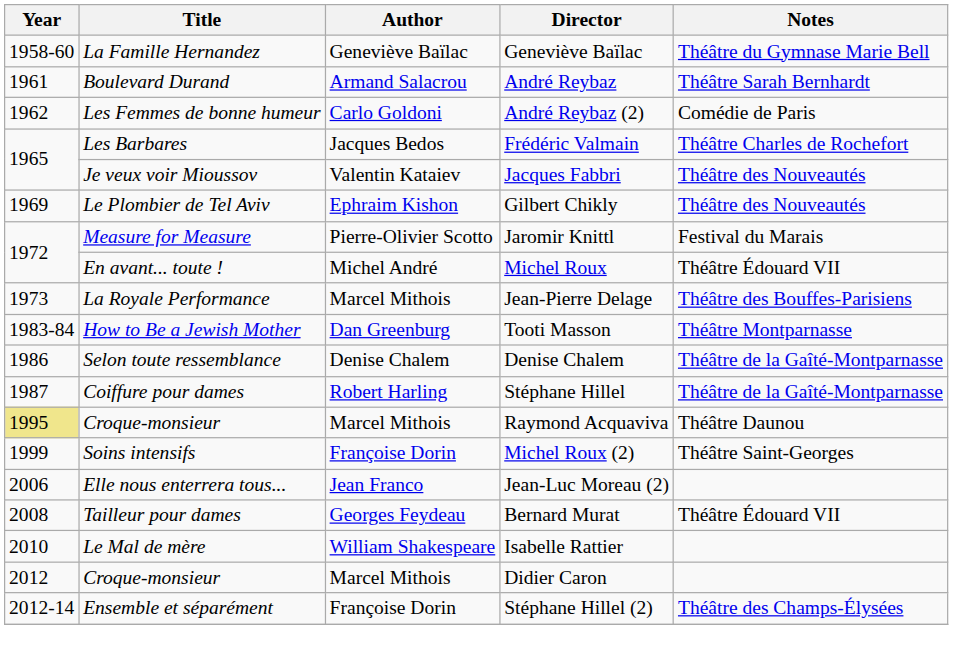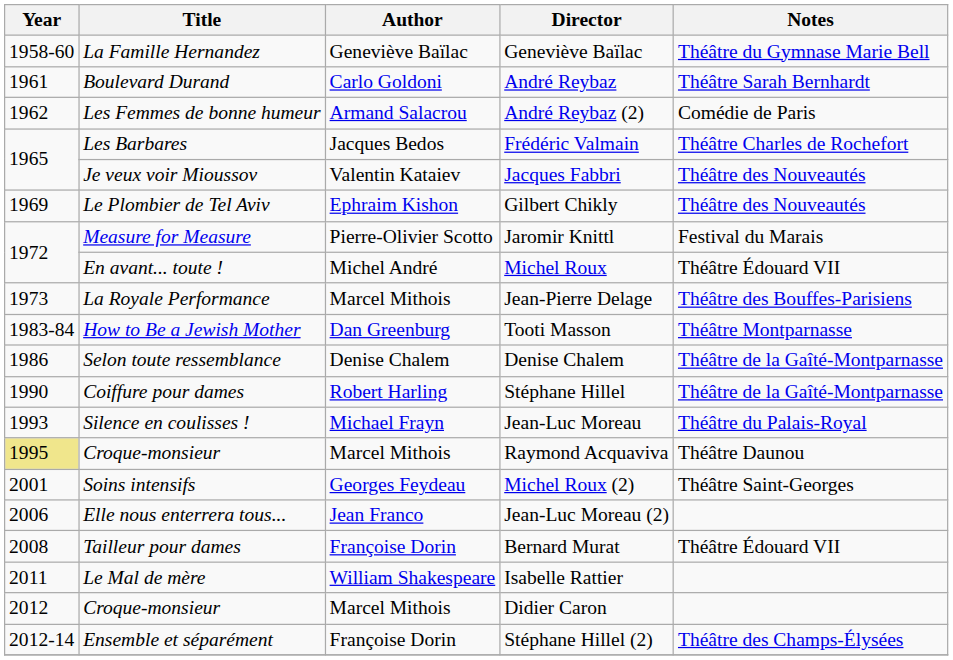(398, 81) Armand Salacrou -> (386, 81) Carlo Goldoni
(386, 112) Carlo Goldoni -> (398, 112) Armand Salacrou
(29, 391) 1987 -> (29, 391) 1990
+ row: (573, 422)
(29, 453) 1999 -> (29, 484) 2001
(393, 453) Françoise Dorin -> (397, 484) Georges Feydeau
(397, 515) Georges Feydeau -> (393, 546) Françoise Dorin
(29, 546) 2010 -> (28, 577) 2011
